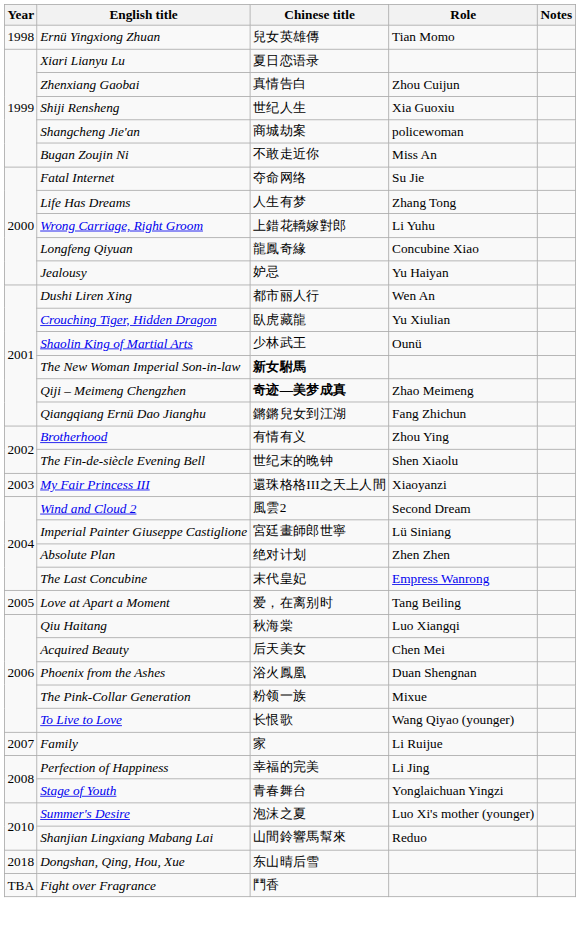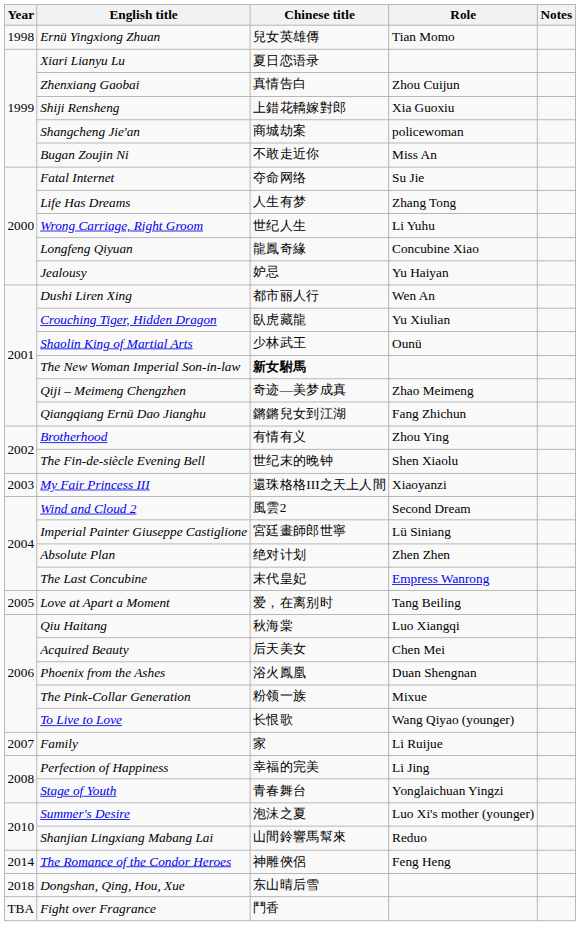(280, 107) 世纪人生 -> (300, 107) 上錯花轎嫁對郎
(300, 225) 上錯花轎嫁對郎 -> (280, 225) 世纪人生
(300, 390) bold -> (300, 390) normal
+ row: (136, 861)
